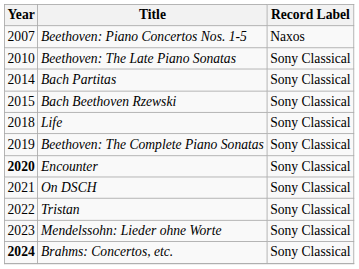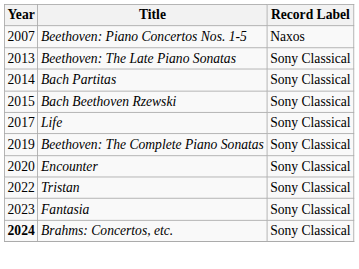(21, 58) 2010 -> (21, 58) 2013
(21, 123) 2018 -> (21, 123) 2017
(21, 166) bold -> (21, 166) normal
- row: (69, 187)
+ row: (65, 209)
- row: (131, 230)
